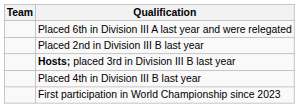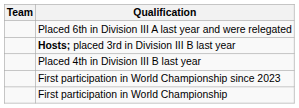- row: (121, 45)
+ row: (133, 95)
